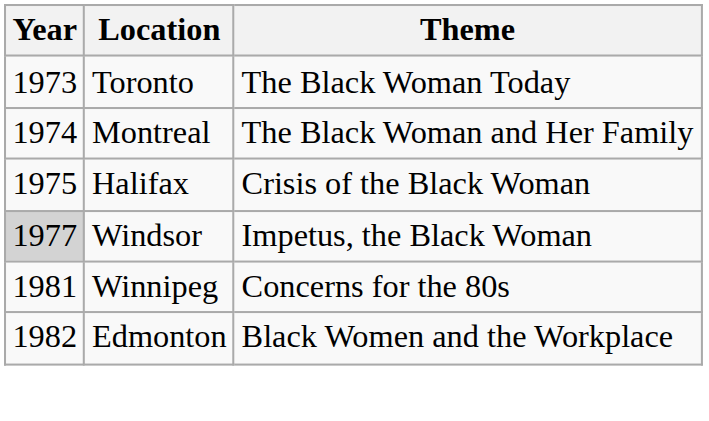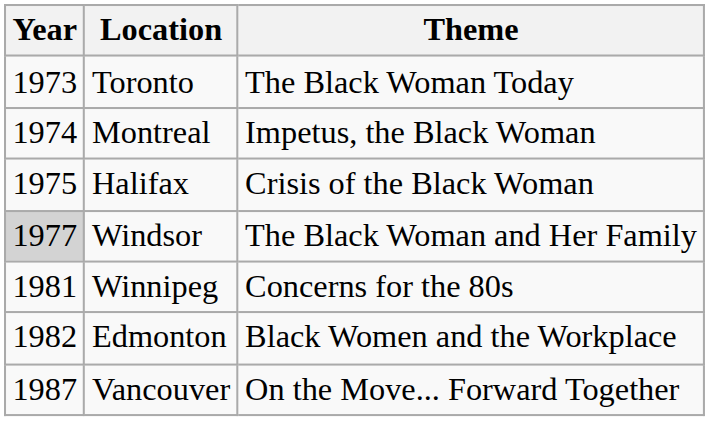(468, 132) The Black Woman and Her Family -> (420, 132) Impetus, the Black Woman
(417, 235) Impetus, the Black Woman -> (471, 235) The Black Woman and Her Family
+ row: (161, 388)
